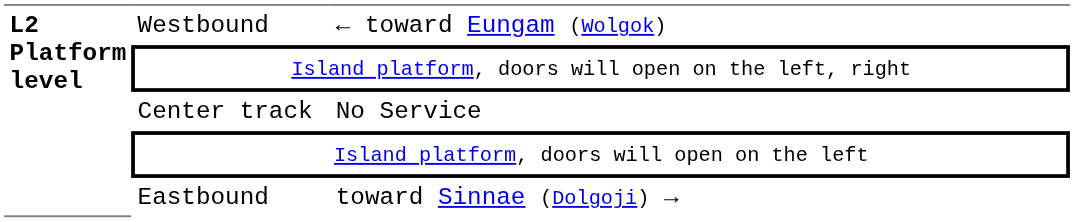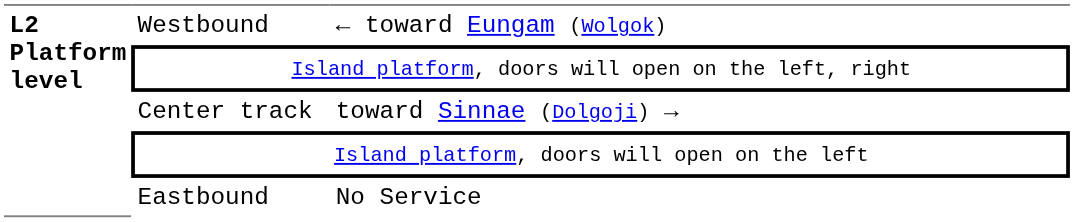(409, 112) No Service -> (507, 112) toward Sinnae (Dolgoji) →
(507, 198) toward Sinnae (Dolgoji) → -> (409, 198) No Service
